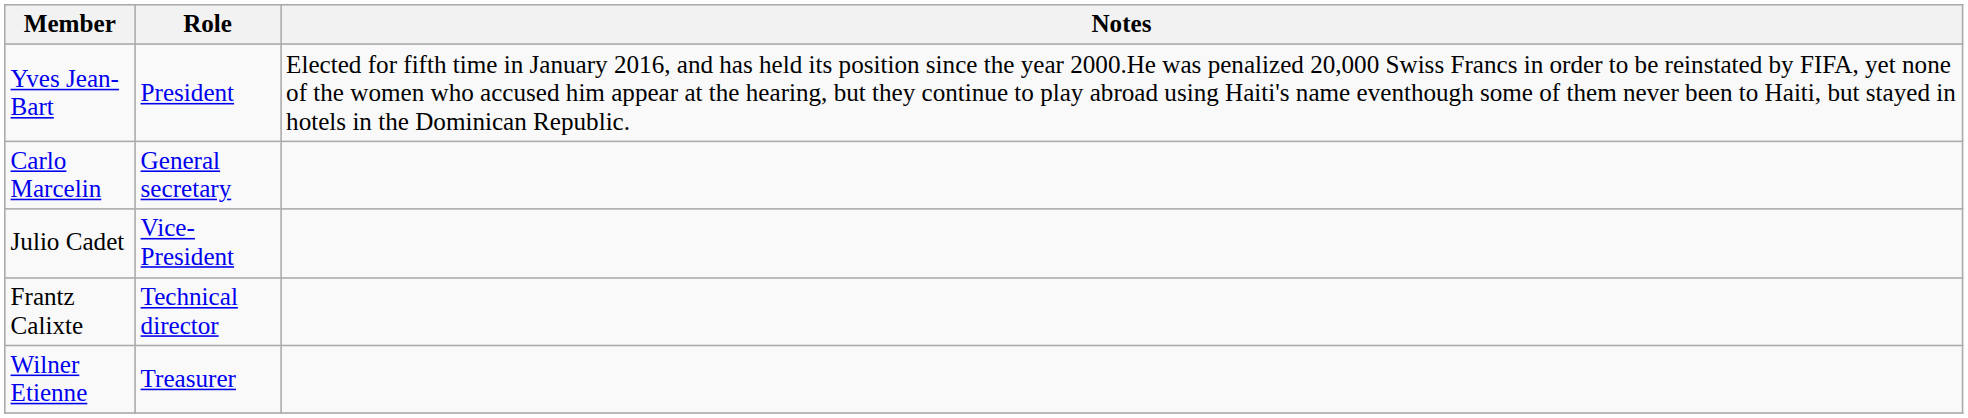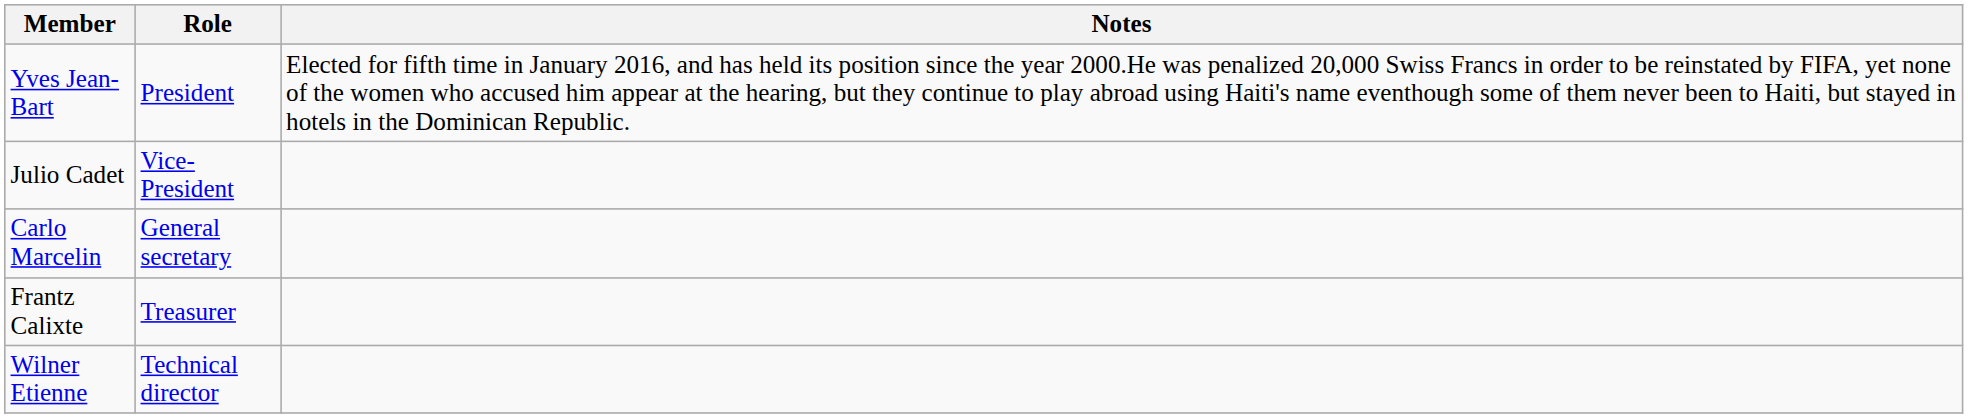rows swapped: (67, 242) <-> (56, 174)
(189, 310) Technical director -> (188, 310) Treasurer
(188, 379) Treasurer -> (189, 379) Technical director
